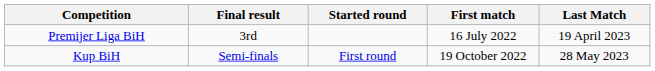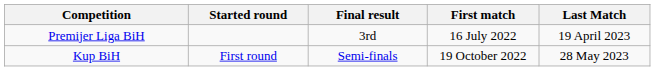columns swapped: (368, 14) <-> (248, 14)
